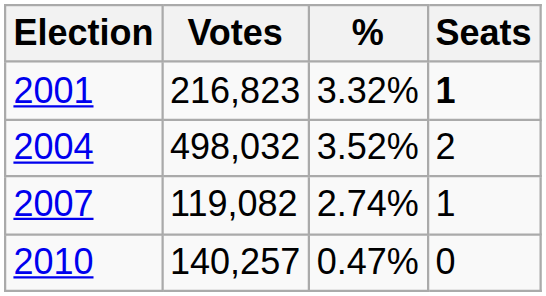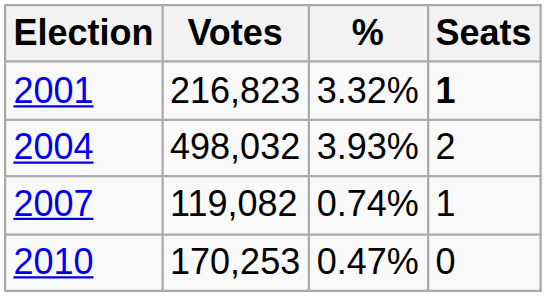(368, 147) 3.52% -> (368, 147) 3.93%
(368, 204) 2.74% -> (368, 204) 0.74%
(235, 261) 140,257 -> (235, 261) 170,253
